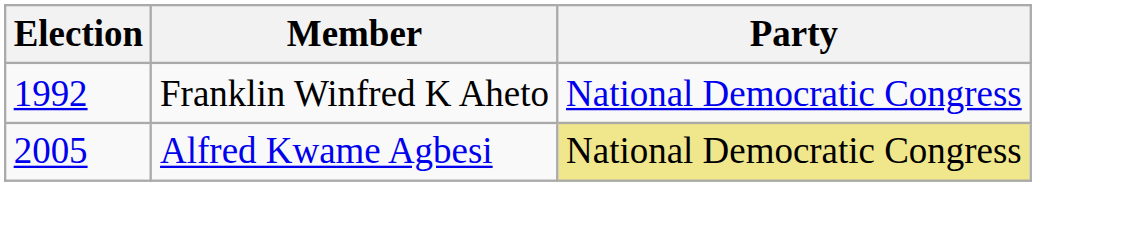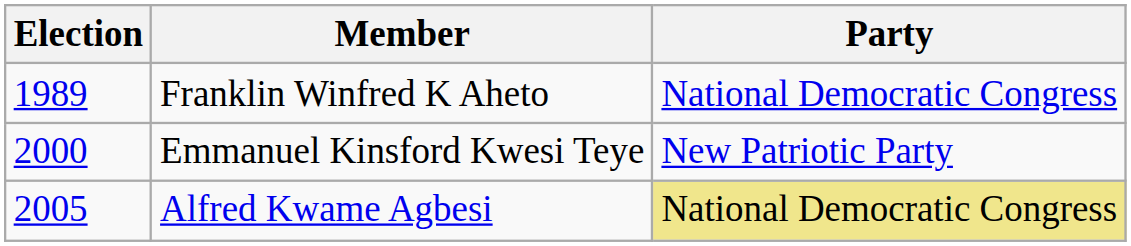(51, 92) 1992 -> (51, 92) 1989
+ row: (402, 151)
